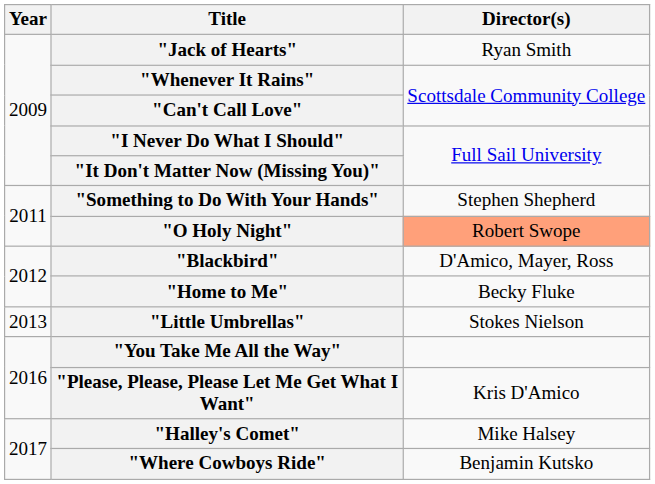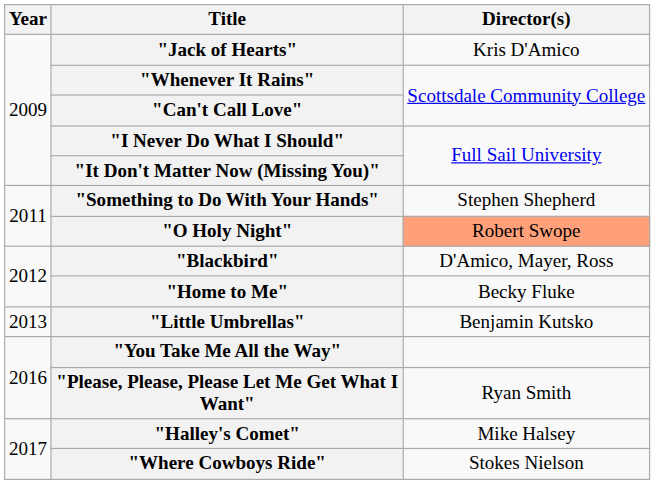(526, 49) Ryan Smith -> (526, 49) Kris D'Amico
(526, 321) Stokes Nielson -> (526, 321) Benjamin Kutsko
(526, 392) Kris D'Amico -> (526, 392) Ryan Smith
(526, 463) Benjamin Kutsko -> (526, 463) Stokes Nielson
